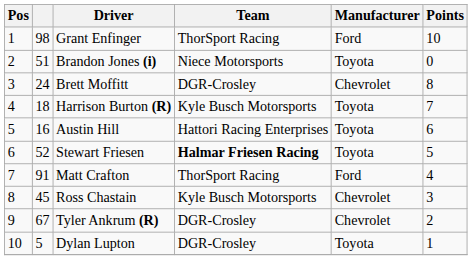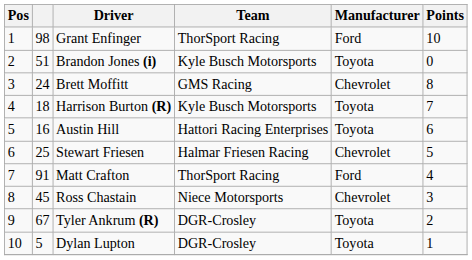(230, 60) Niece Motorsports -> (247, 60) Kyle Busch Motorsports
(217, 83) DGR-Crosley -> (215, 83) GMS Racing
(42, 151) 52 -> (42, 151) 25
(248, 151) bold -> (243, 151) normal
(354, 151) Toyota -> (362, 151) Chevrolet
(247, 197) Kyle Busch Motorsports -> (230, 197) Niece Motorsports
(362, 220) Chevrolet -> (354, 220) Toyota
